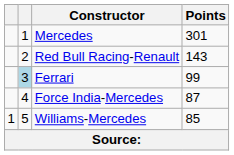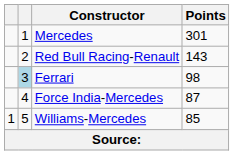(193, 77) 99 -> (193, 77) 98
